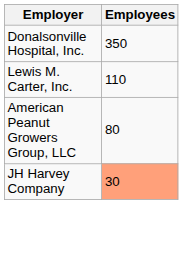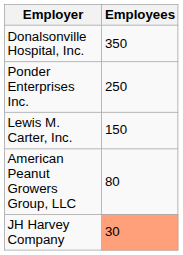+ row: (41, 87)
(115, 79) 110 -> (116, 130) 150
